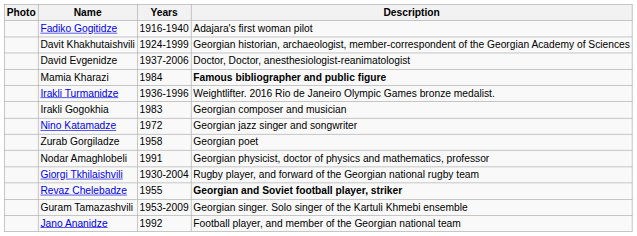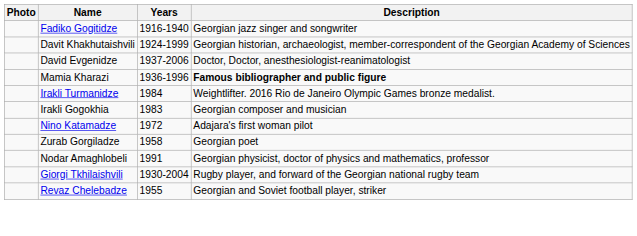(253, 28) Adajara's first woman pilot -> (275, 28) Georgian jazz singer and songwriter
(151, 77) 1984 -> (164, 77) 1936-1996
(164, 93) 1936-1996 -> (151, 93) 1984
(275, 126) Georgian jazz singer and songwriter -> (253, 126) Adajara's first woman pilot
(298, 191) bold -> (290, 191) normal
- row: (87, 207)
- row: (74, 223)
